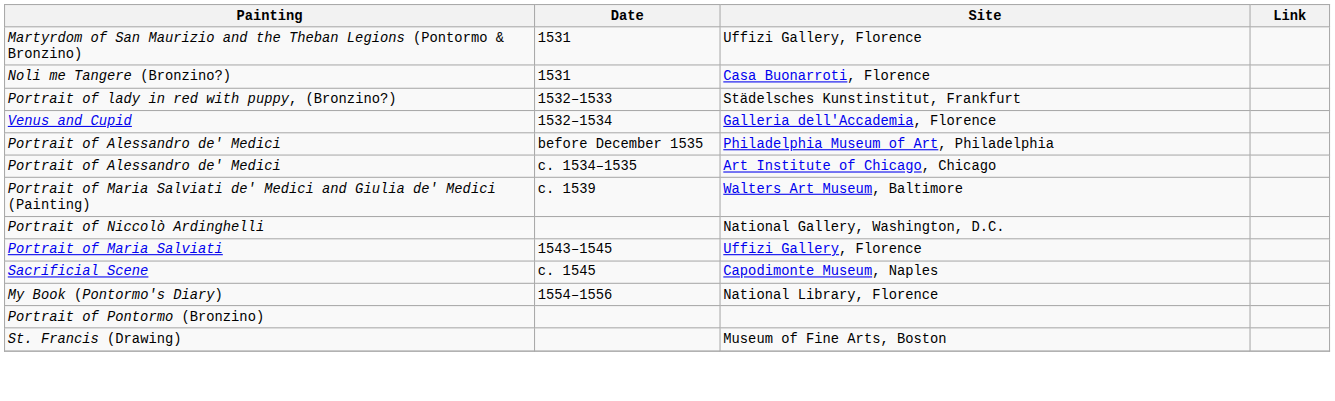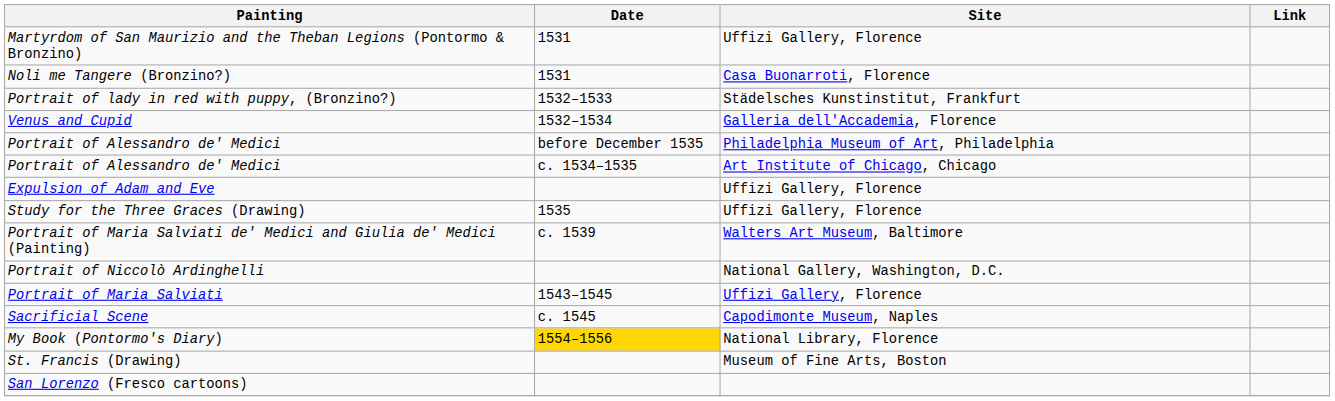+ row: (111, 189)
+ row: (157, 211)
(575, 295) no background -> (575, 340) gold background
- row: (136, 317)
+ row: (128, 384)
